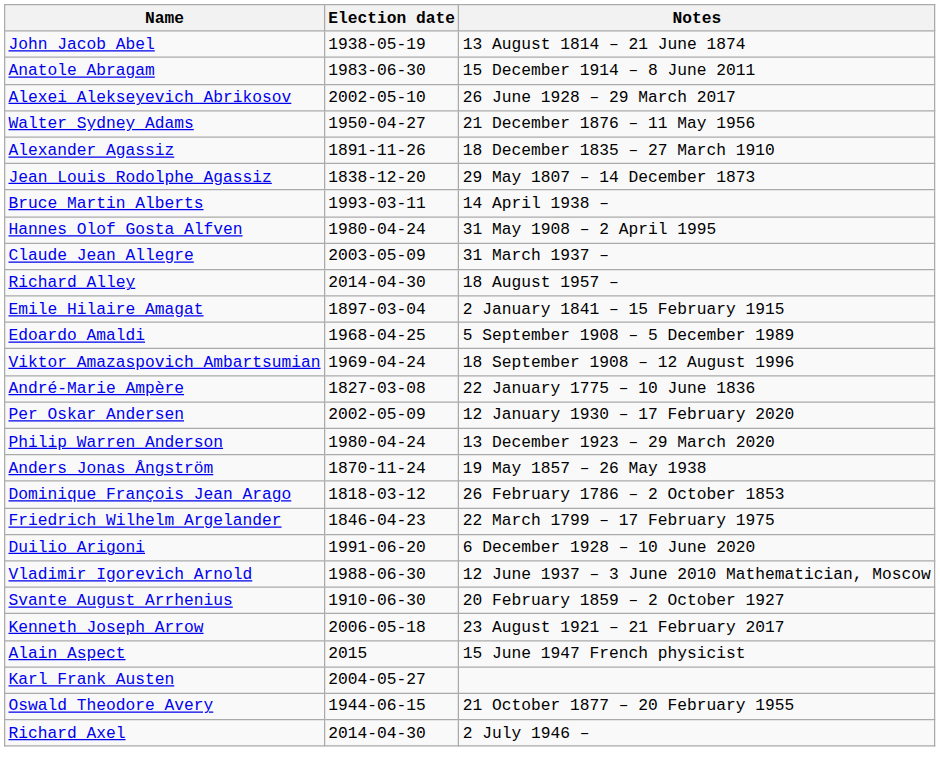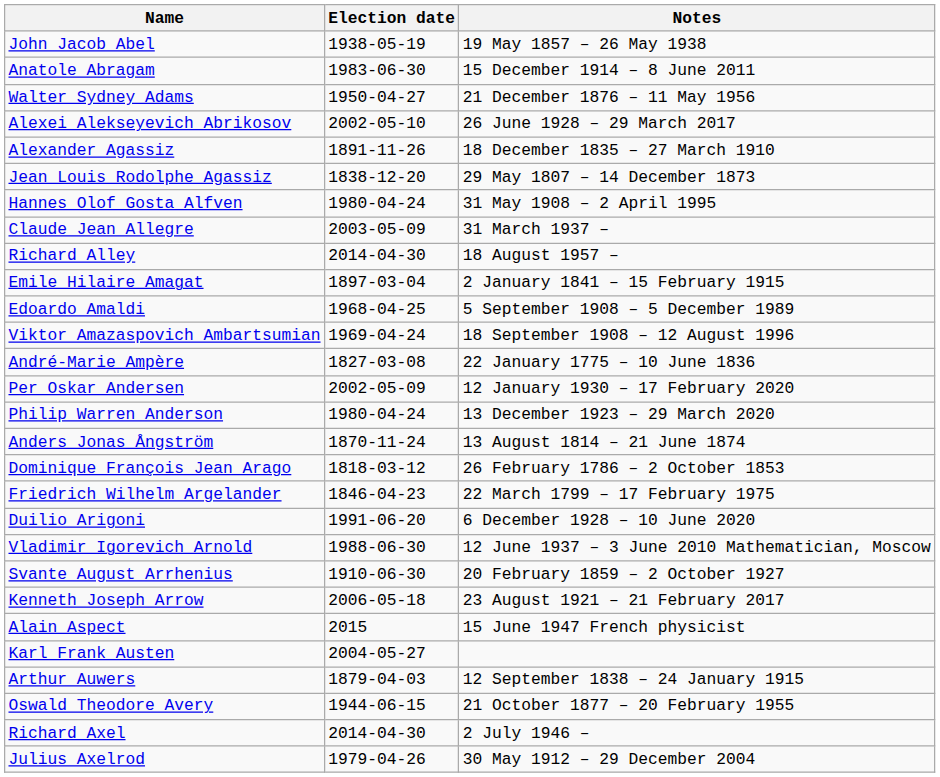(604, 44) 13 August 1814 – 21 June 1874 -> (585, 44) 19 May 1857 – 26 May 1938
rows swapped: (150, 97) <-> (101, 124)
- row: (106, 203)
(585, 468) 19 May 1857 – 26 May 1938 -> (604, 442) 13 August 1814 – 21 June 1874
+ row: (72, 680)
+ row: (77, 759)
